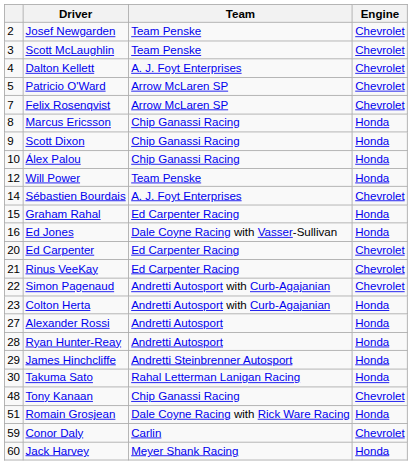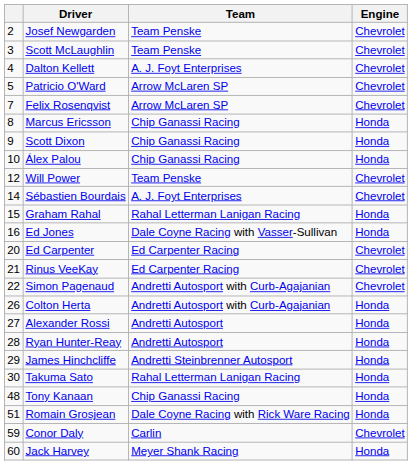(372, 177) Honda -> (380, 177) Chevrolet
(185, 214) Ed Carpenter Racing -> (216, 214) Rahal Letterman Lanigan Racing
(14, 305) 23 -> (14, 305) 26
(380, 396) Chevrolet -> (372, 396) Honda
